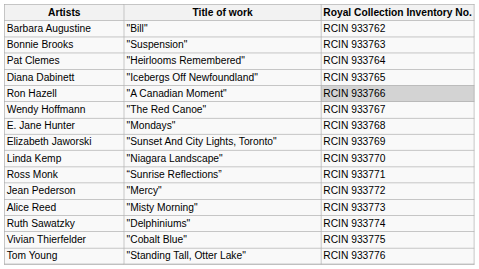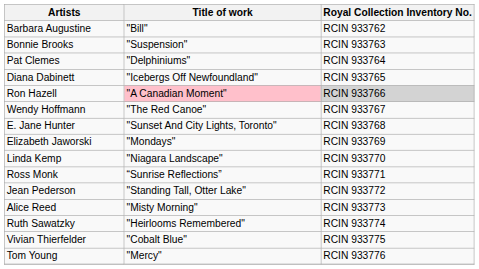(186, 61) "Heirlooms Remembered" -> (158, 61) "Delphiniums"
(177, 93) no background -> (177, 93) pink background
(151, 126) "Mondays" -> (202, 126) "Sunset And City Lights, Toronto"
(202, 142) "Sunset And City Lights, Toronto" -> (151, 142) "Mondays"
(144, 191) "Mercy" -> (186, 191) "Standing Tall, Otter Lake"
(158, 223) "Delphiniums" -> (186, 223) "Heirlooms Remembered"
(186, 256) "Standing Tall, Otter Lake" -> (144, 256) "Mercy"
